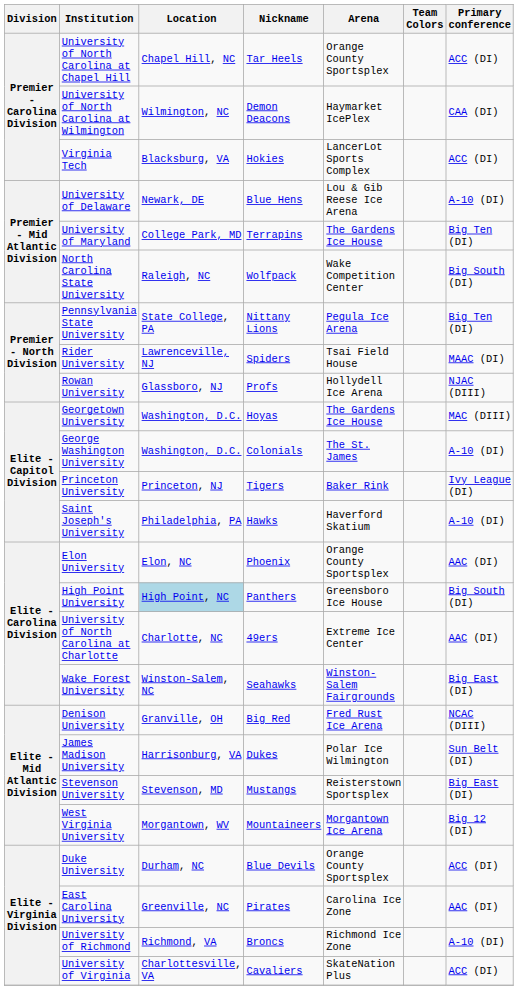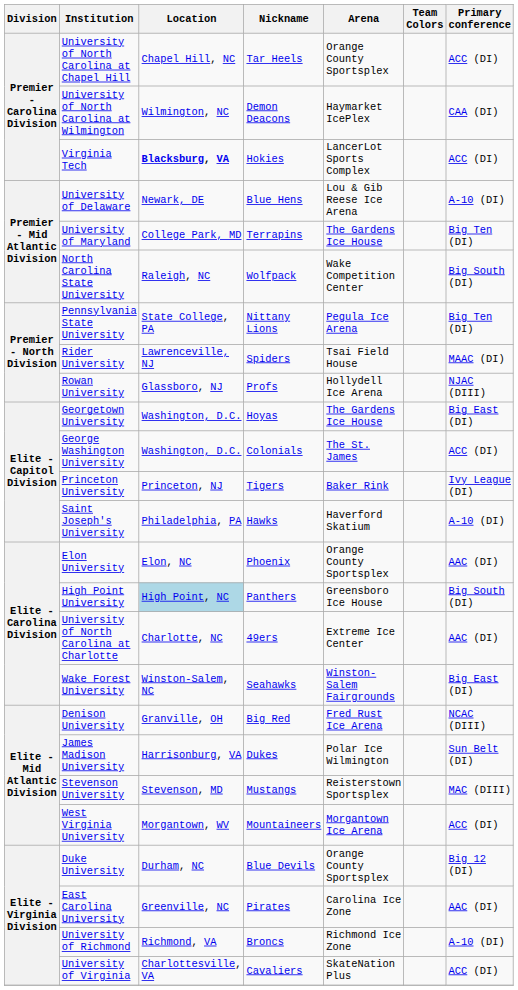(185, 160) normal -> (185, 160) bold
(480, 416) MAC (DIII) -> (474, 416) Big East (DI)
(477, 451) A-10 (DI) -> (474, 451) ACC (DI)
(474, 790) Big East (DI) -> (480, 790) MAC (DIII)
(467, 825) Big 12 (DI) -> (474, 825) ACC (DI)
(474, 866) ACC (DI) -> (467, 866) Big 12 (DI)
